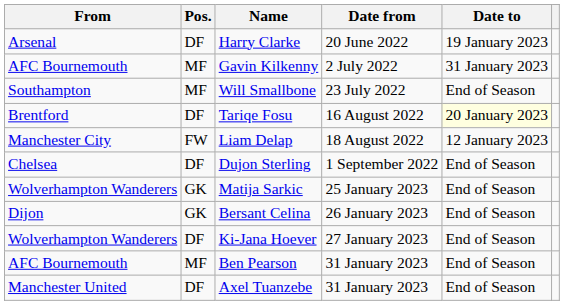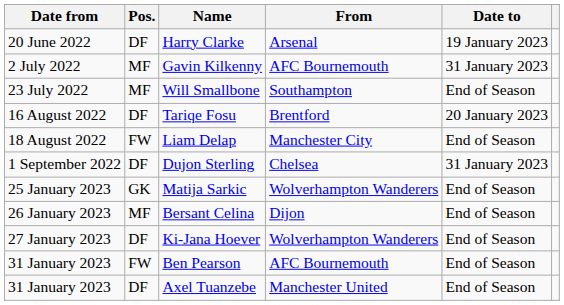columns swapped: (382, 16) <-> (93, 16)
(497, 115) lightyellow background -> (497, 115) no background
(497, 139) 12 January 2023 -> (490, 139) End of Season
(490, 164) End of Season -> (497, 164) 31 January 2023
(196, 213) GK -> (139, 213) MF
(196, 262) MF -> (140, 262) FW
